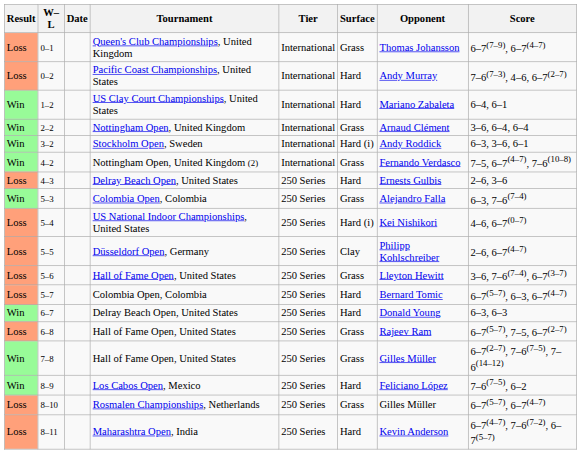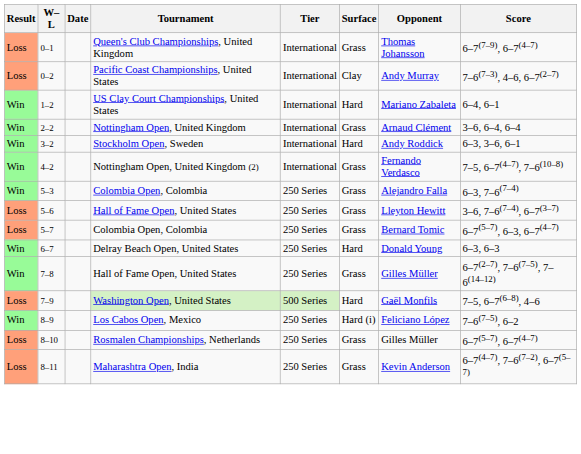(351, 76) Hard -> (352, 76) Clay
(357, 144) Hard (i) -> (352, 144) Hard
- row: (47, 181)
- row: (47, 223)
- row: (47, 252)
(351, 295) Hard -> (354, 230) Grass
- row: (47, 332)
+ row: (47, 301)
(351, 385) Hard -> (359, 320) Hard (i)
(351, 431) Hard -> (354, 367) Grass
